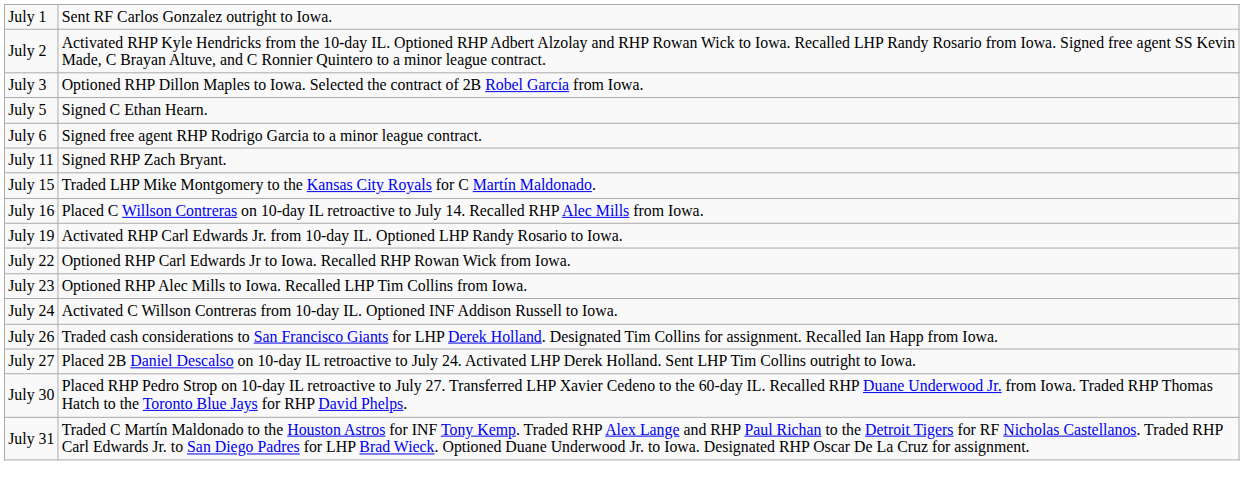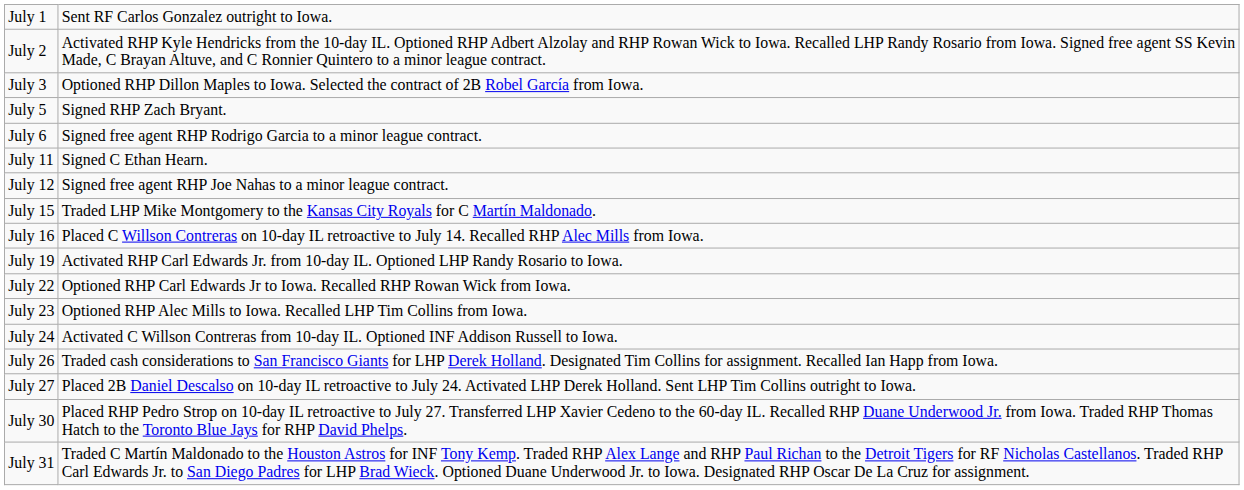(135, 110) Signed C Ethan Hearn. -> (144, 110) Signed RHP Zach Bryant.
(144, 160) Signed RHP Zach Bryant. -> (135, 160) Signed C Ethan Hearn.
+ row: (31, 185)
